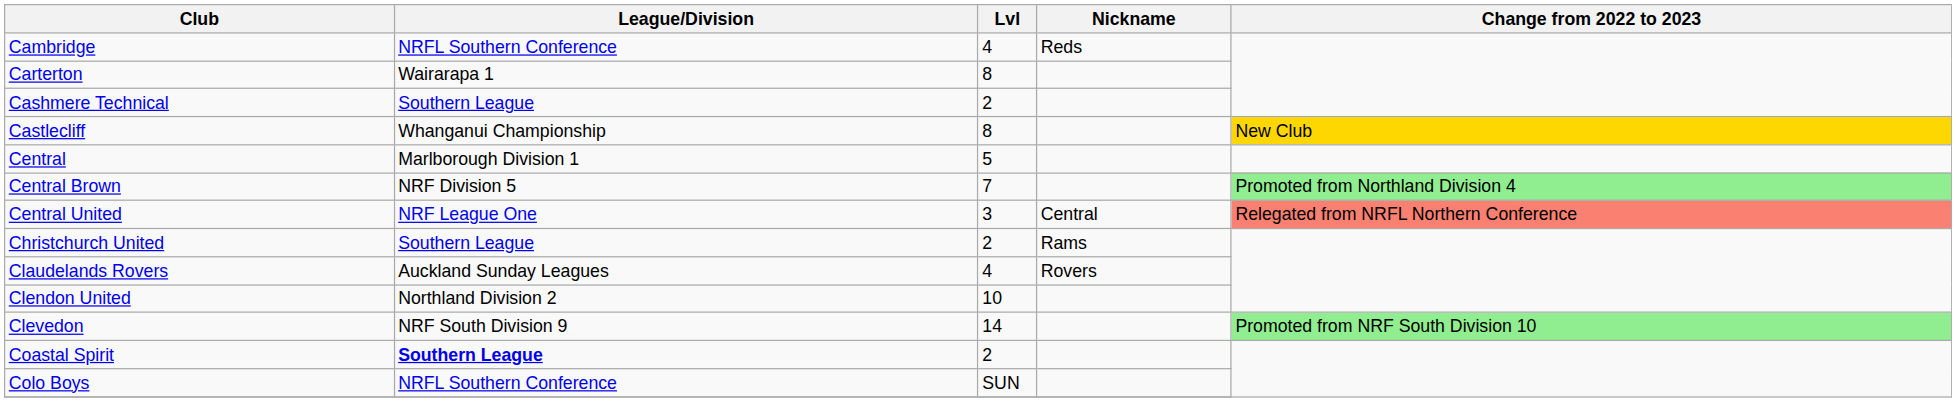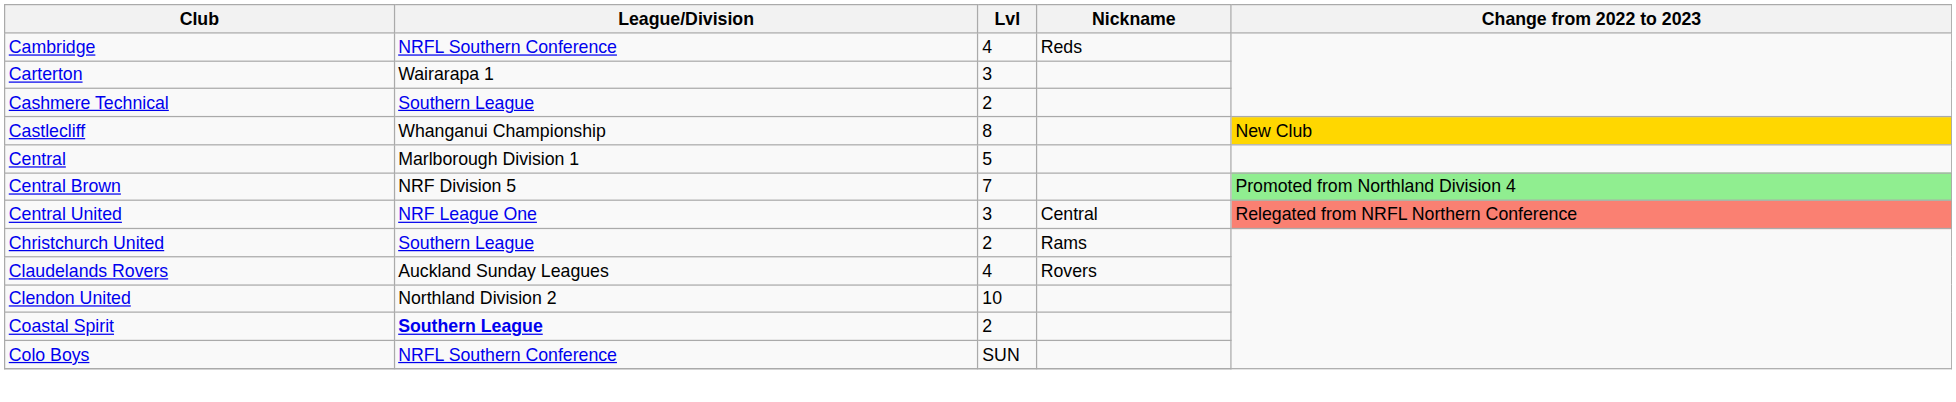(987, 75) 8 -> (987, 75) 3
- row: (46, 327)
